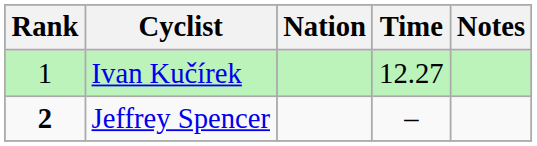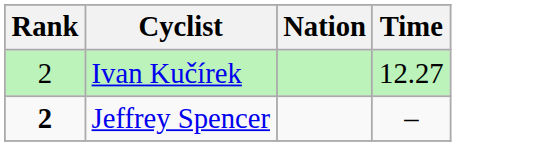- column: (491, 27)
(45, 72) 1 -> (45, 72) 2
